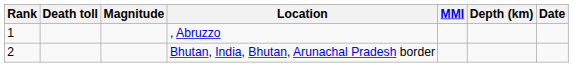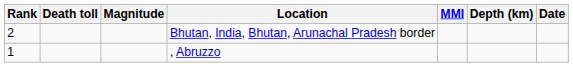rows swapped: (195, 33) <-> (302, 52)
